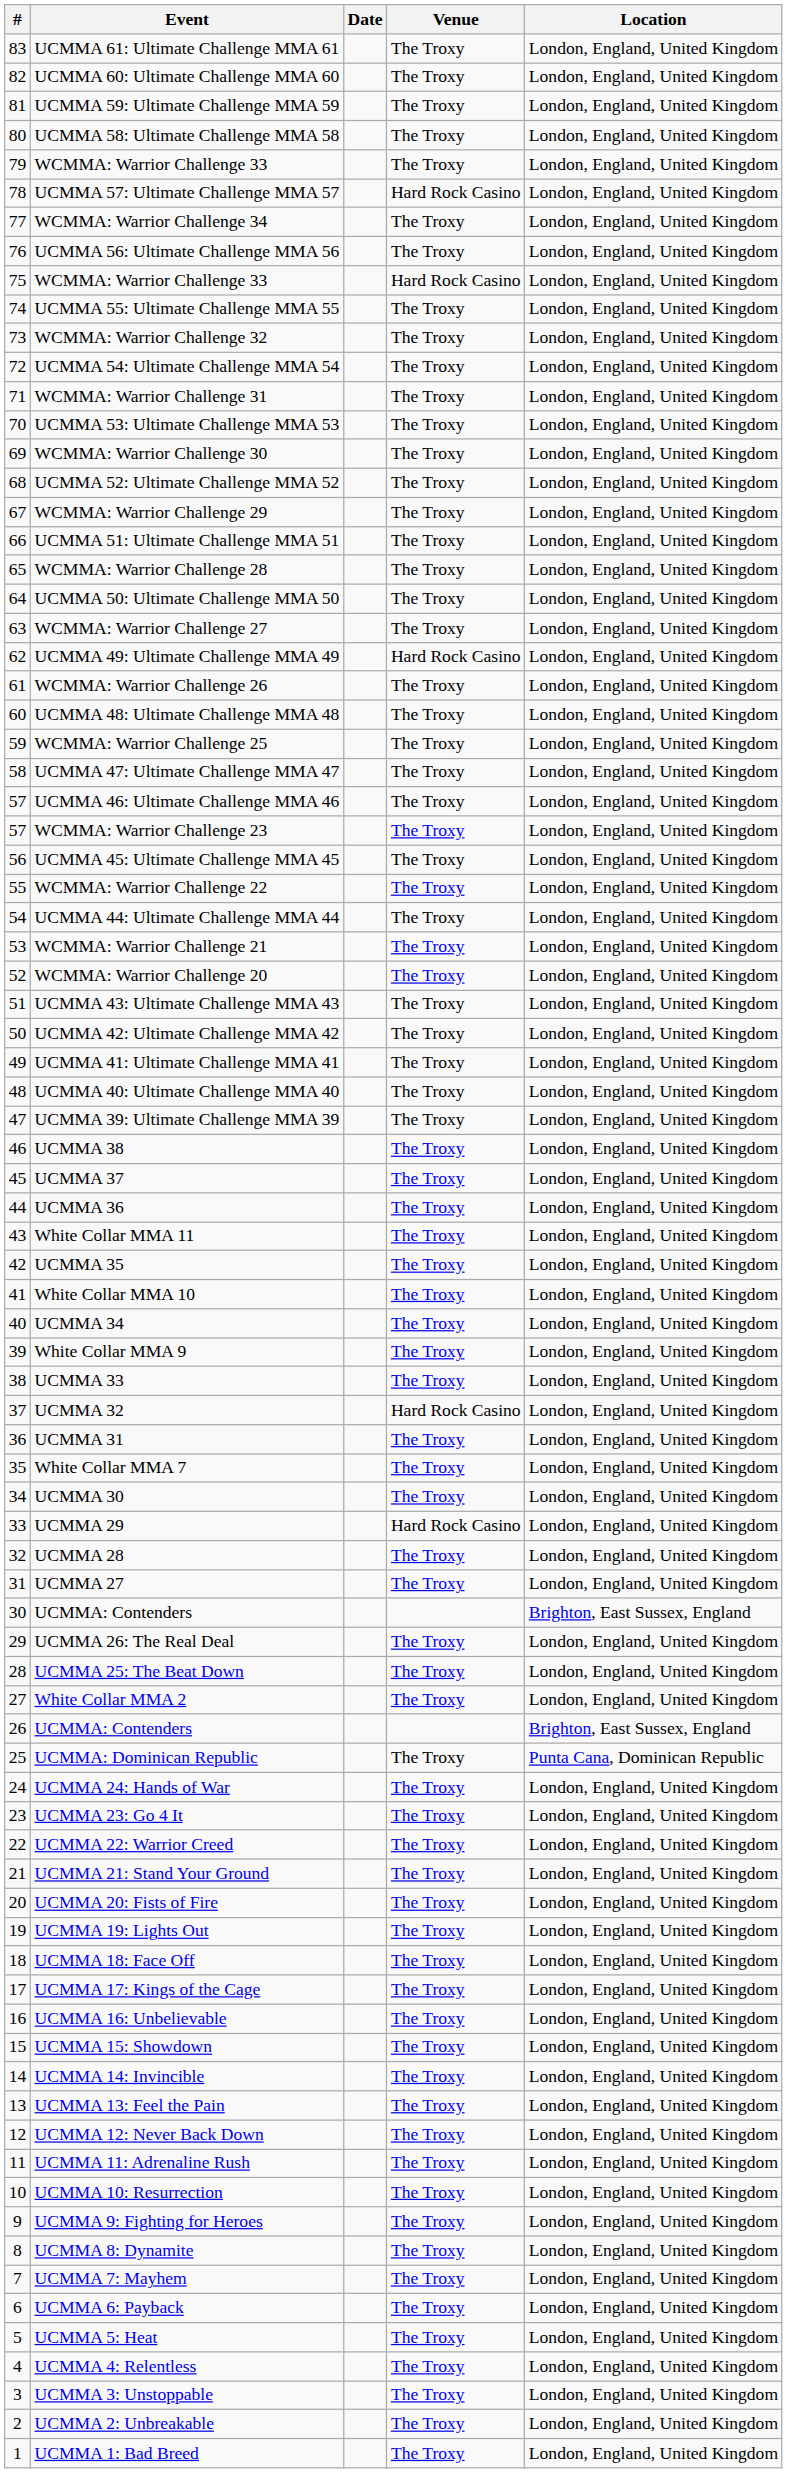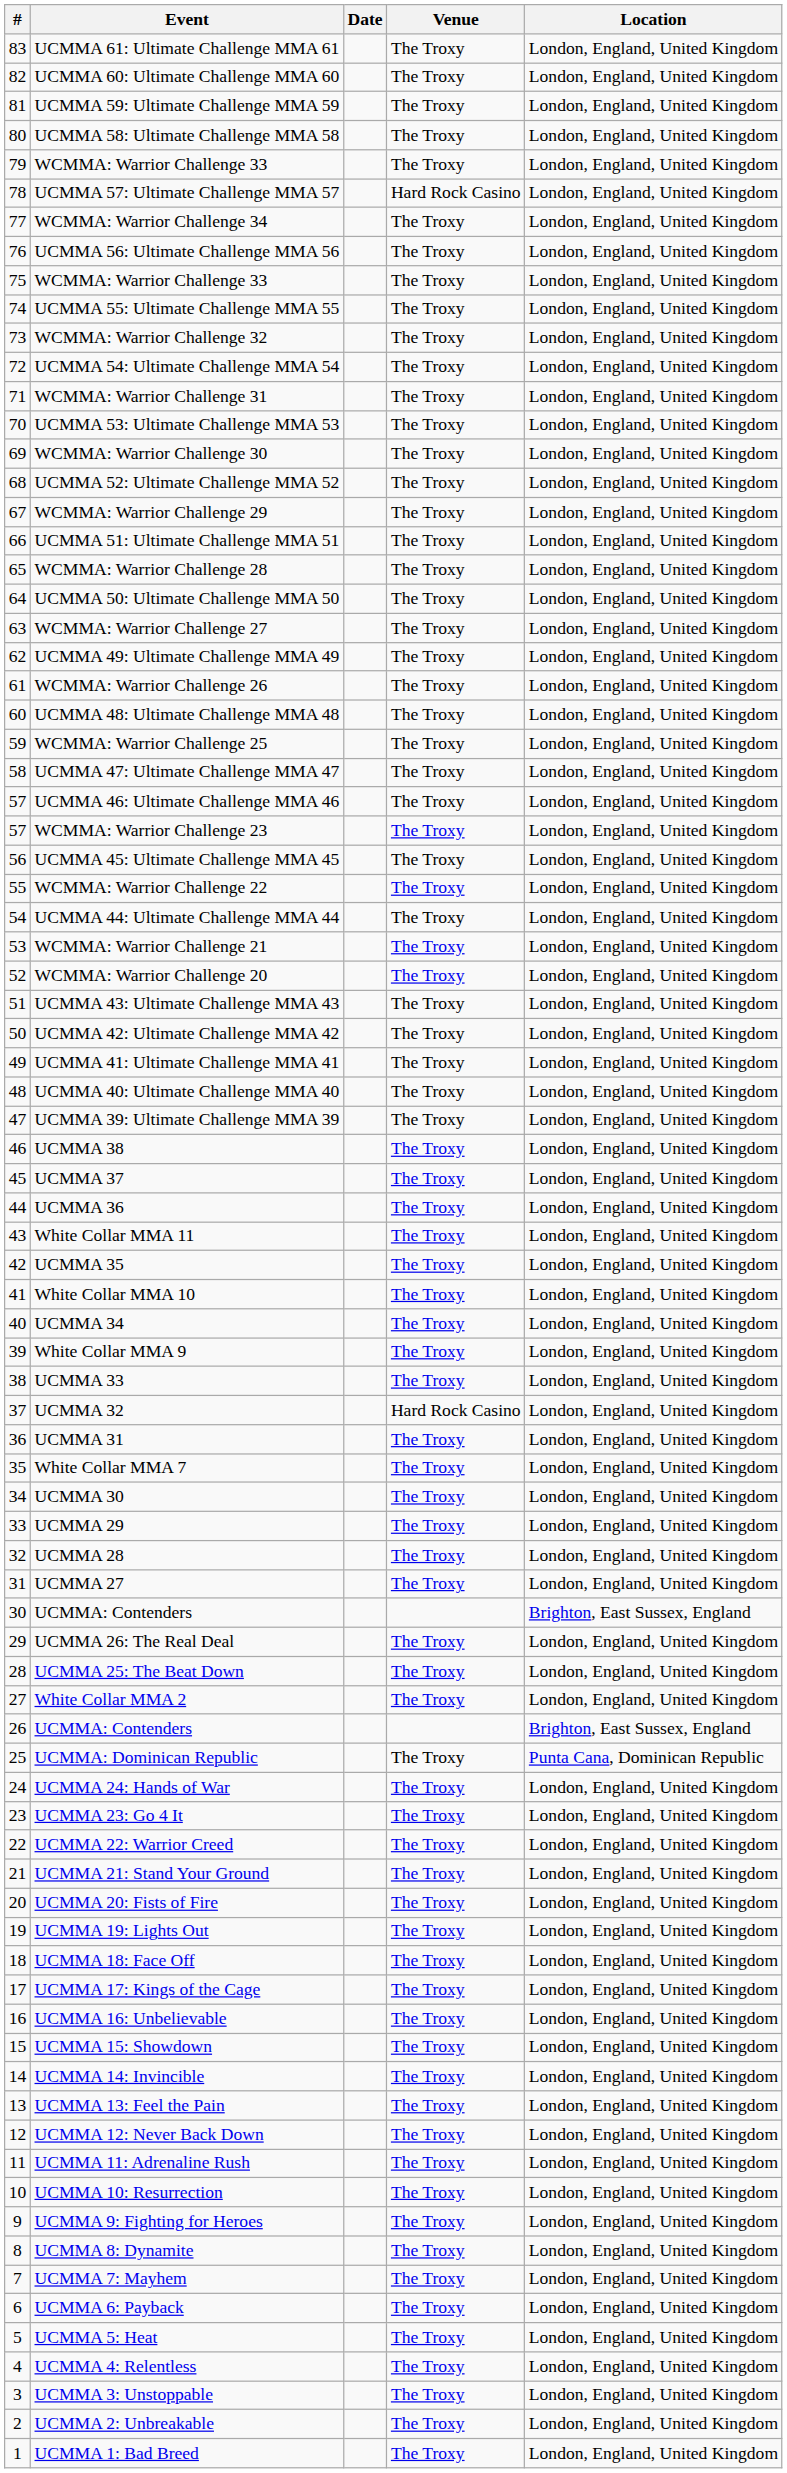(456, 280) Hard Rock Casino -> (428, 280) The Troxy
(456, 656) Hard Rock Casino -> (428, 656) The Troxy
(456, 1526) Hard Rock Casino -> (428, 1526) The Troxy
